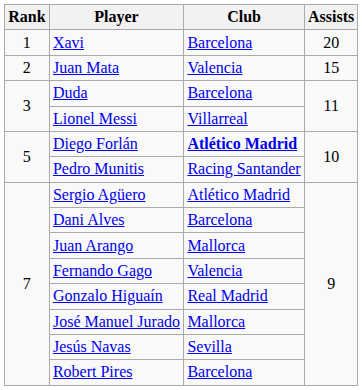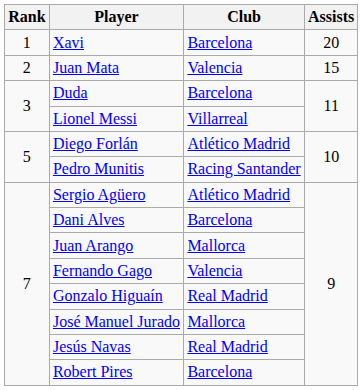(242, 144) bold -> (239, 144) normal
(210, 347) Sevilla -> (228, 347) Real Madrid
